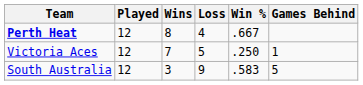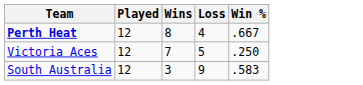- column: (313, 14)
